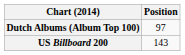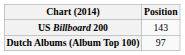rows swapped: (73, 27) <-> (73, 43)
